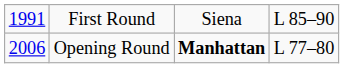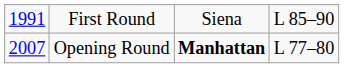(27, 47) 2006 -> (27, 47) 2007
